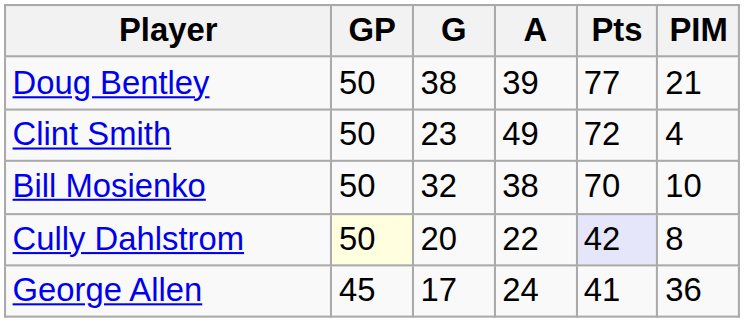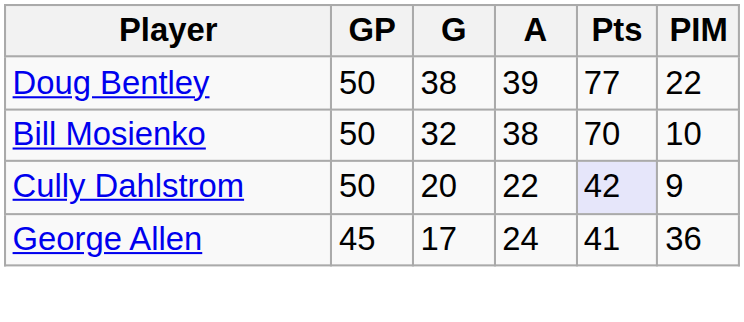(684, 82) 21 -> (684, 82) 22
- row: (92, 134)
(357, 238) lightyellow background -> (357, 186) no background
(674, 238) 8 -> (674, 186) 9
